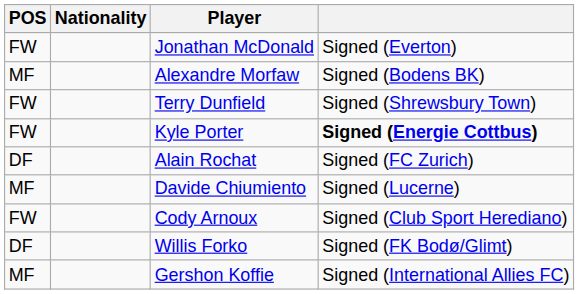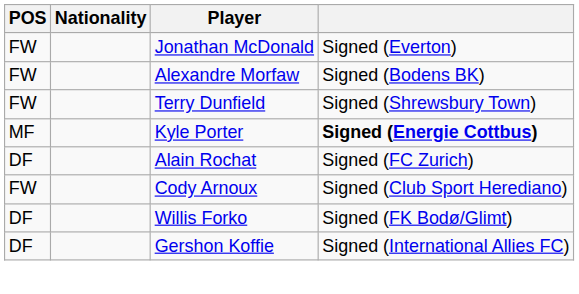(22, 75) MF -> (23, 75) FW
(23, 132) FW -> (22, 132) MF
- row: (230, 189)
(22, 274) MF -> (21, 246) DF
